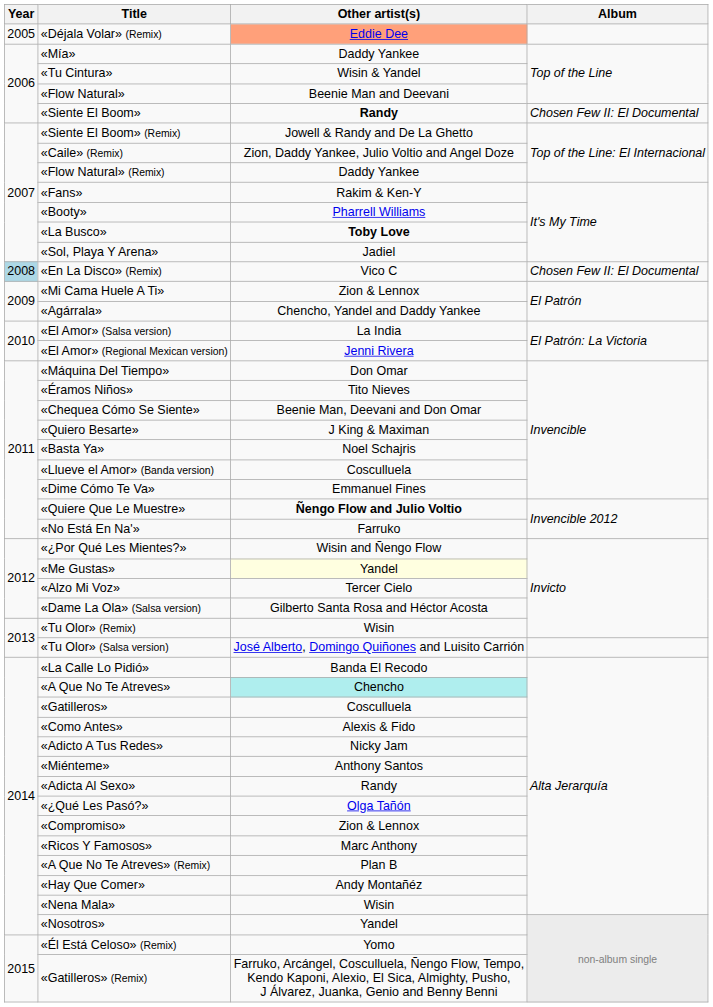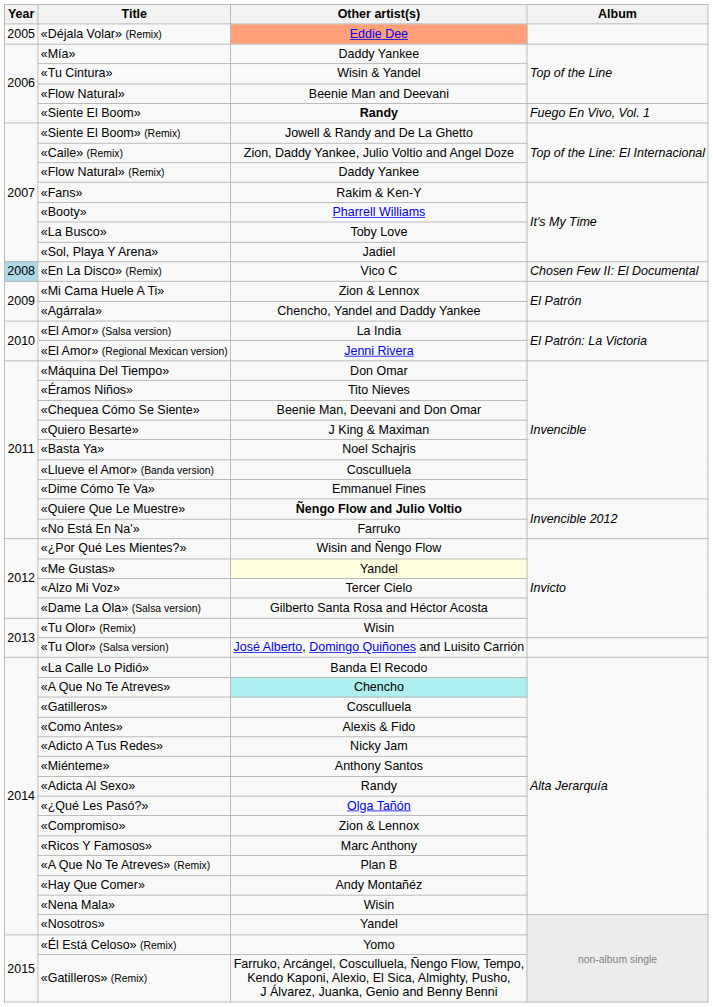(614, 113) Chosen Few II: El Documental -> (590, 113) Fuego En Vivo, Vol. 1
(379, 232) bold -> (379, 232) normal
